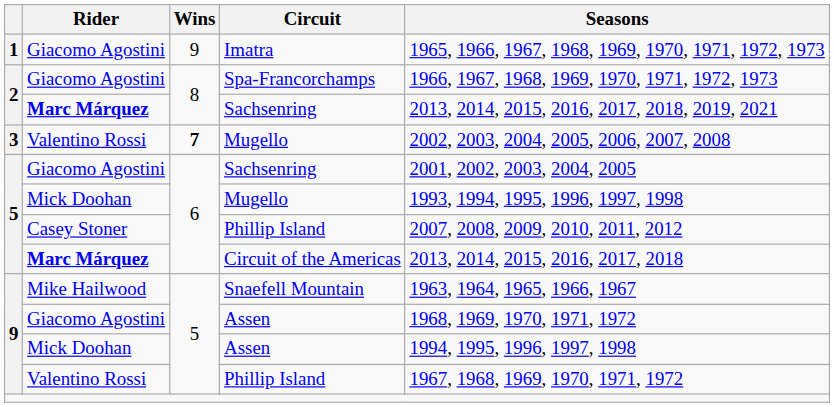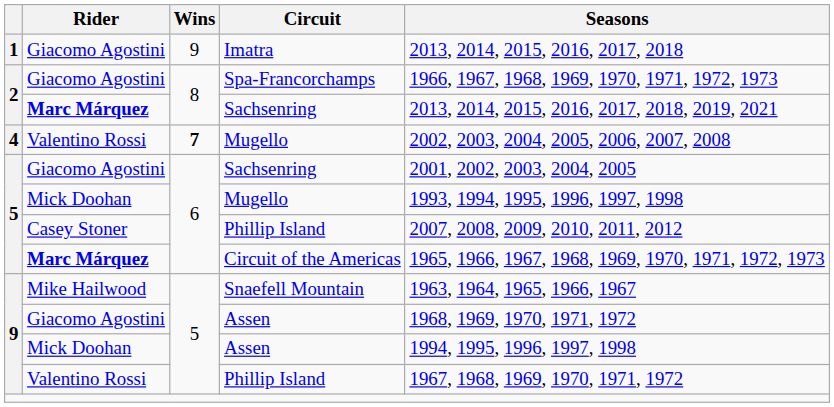(617, 49) 1965, 1966, 1967, 1968, 1969, 1970, 1971, 1972, 1973 -> (546, 49) 2013, 2014, 2015, 2016, 2017, 2018
(14, 139) 3 -> (14, 139) 4
(546, 259) 2013, 2014, 2015, 2016, 2017, 2018 -> (617, 259) 1965, 1966, 1967, 1968, 1969, 1970, 1971, 1972, 1973
